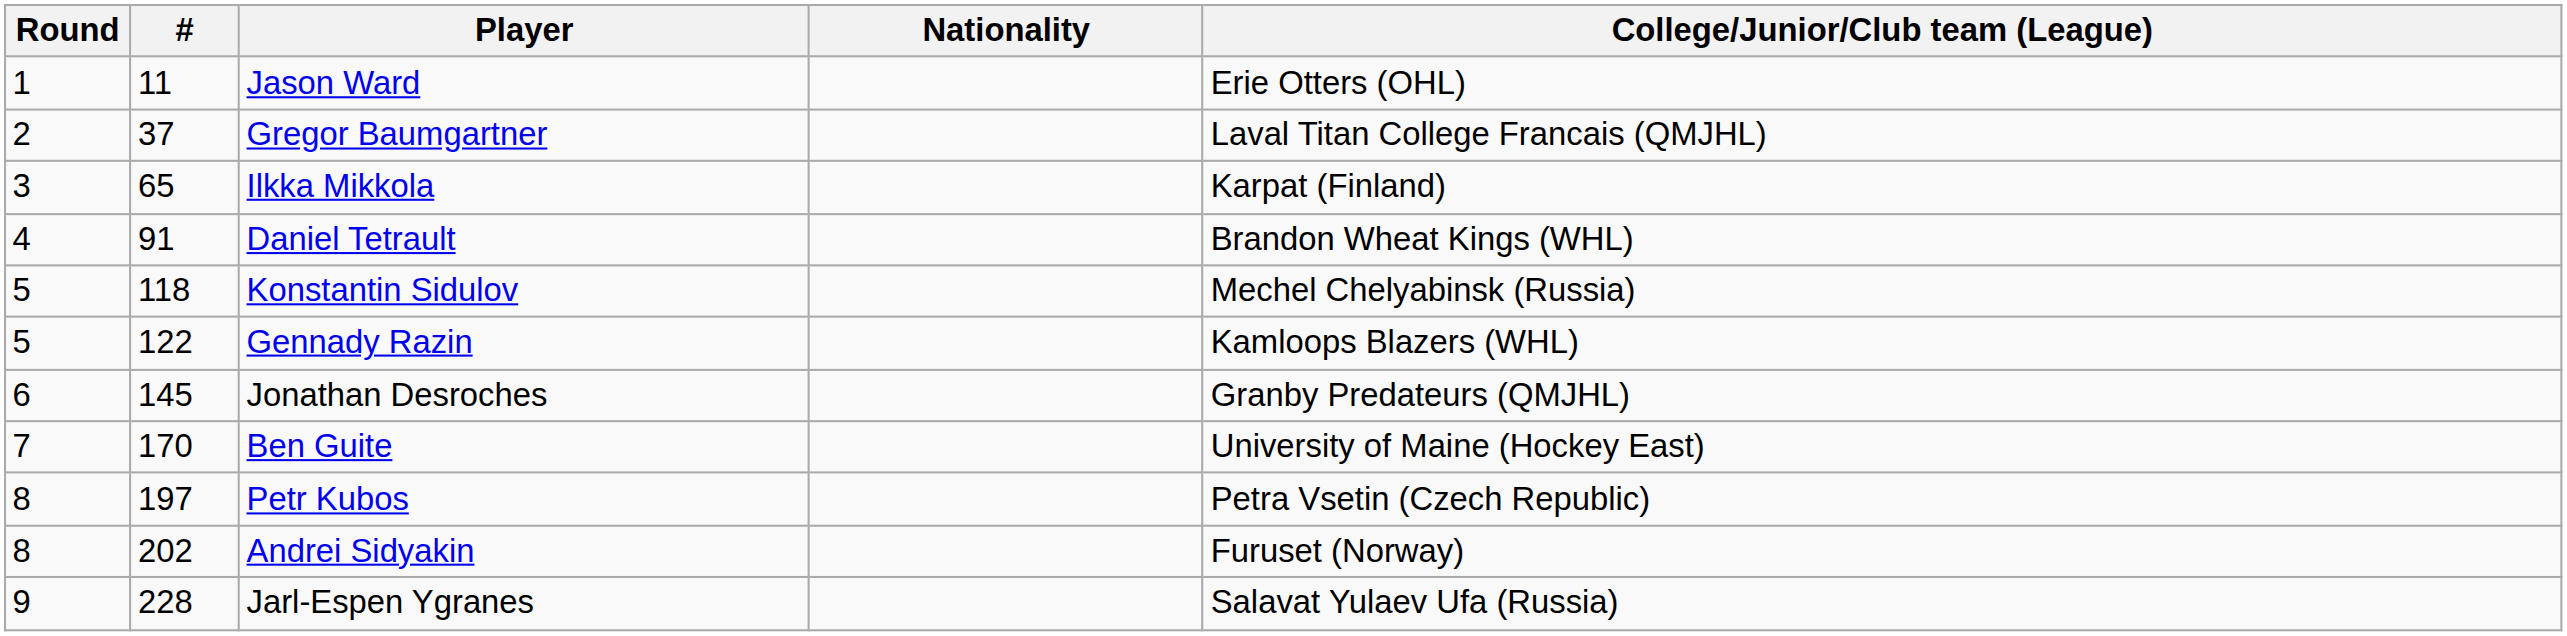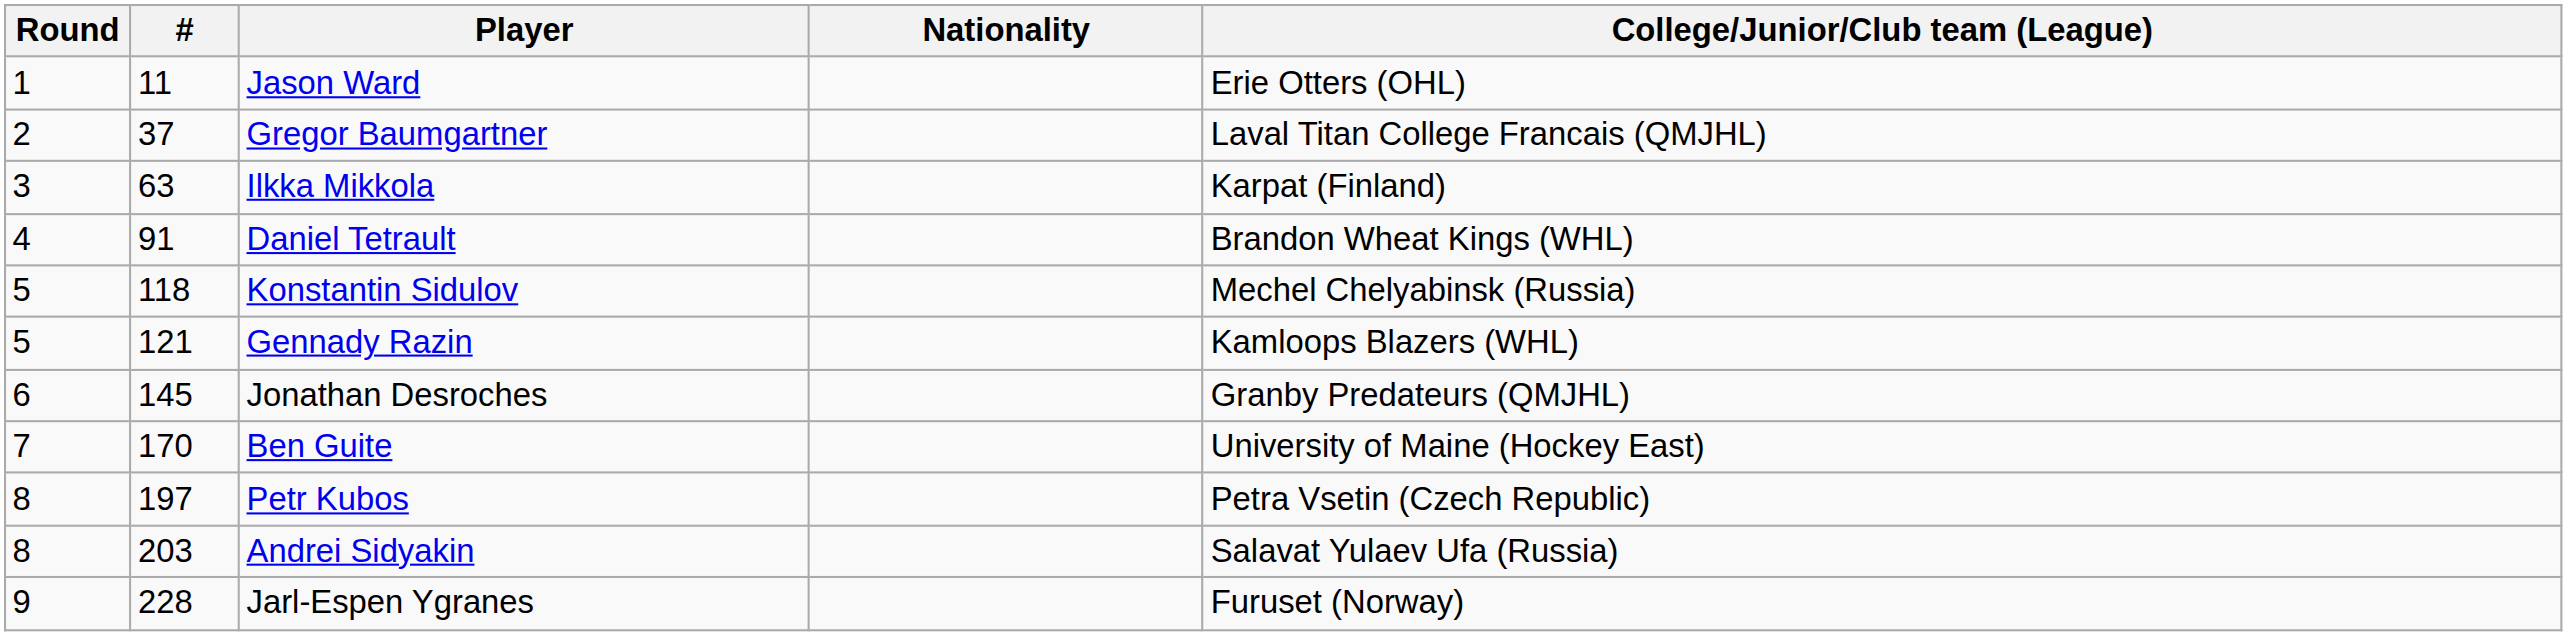(156, 186) 65 -> (156, 186) 63
(165, 342) 122 -> (165, 342) 121
(165, 550) 202 -> (165, 550) 203
(1337, 550) Furuset (Norway) -> (1415, 550) Salavat Yulaev Ufa (Russia)
(1415, 602) Salavat Yulaev Ufa (Russia) -> (1337, 602) Furuset (Norway)
